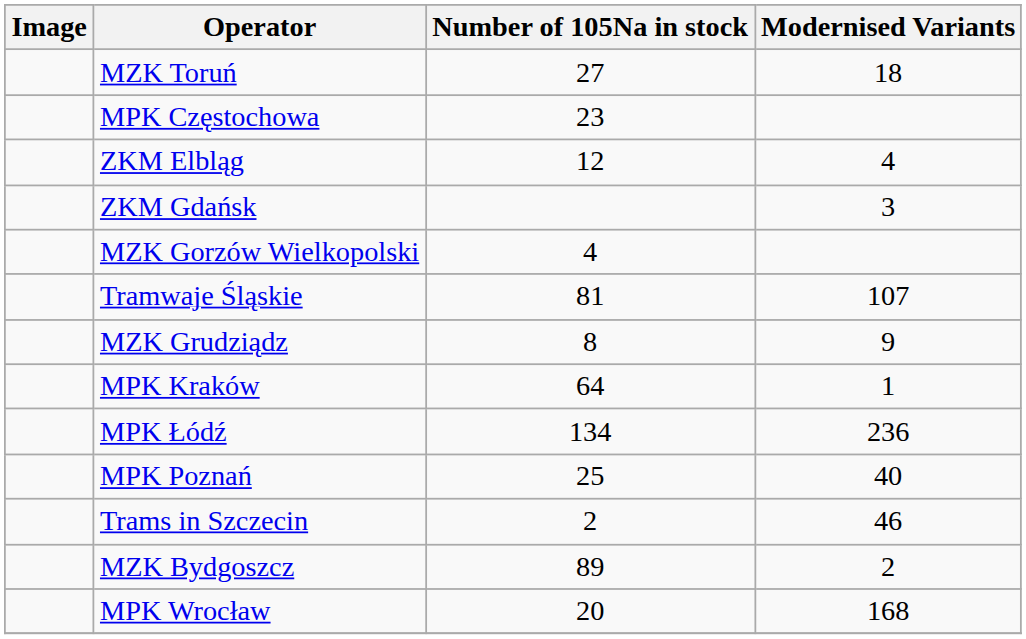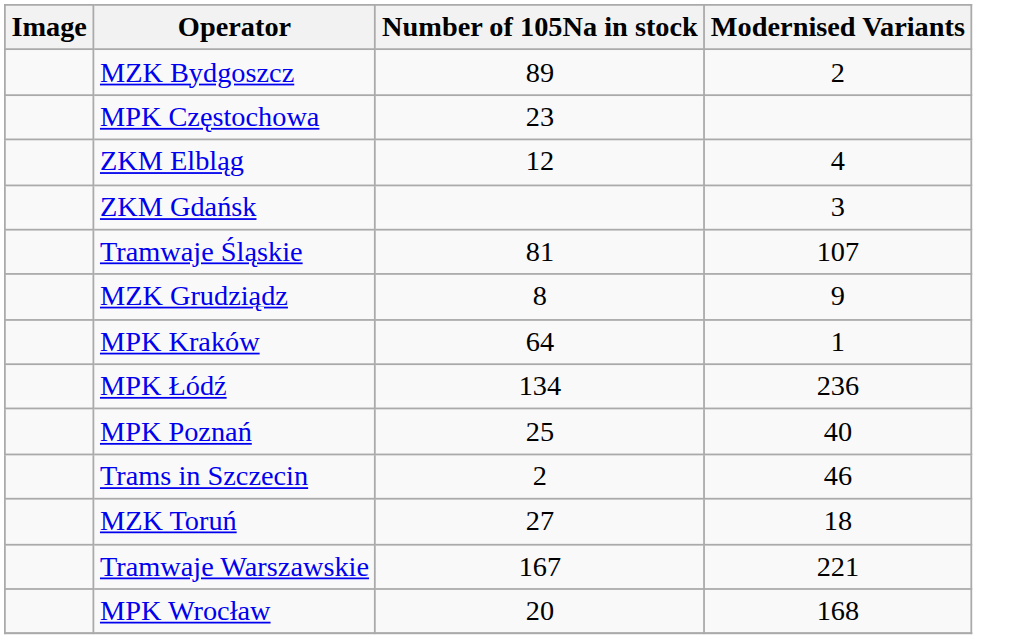rows swapped: (197, 565) <-> (168, 71)
- row: (260, 251)
+ row: (235, 565)
